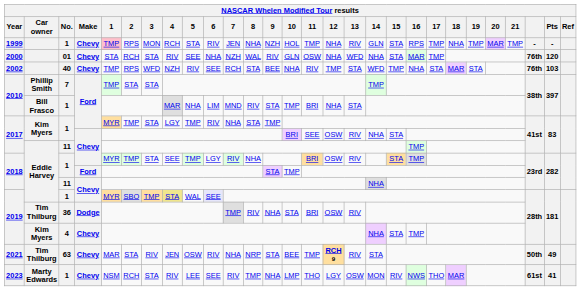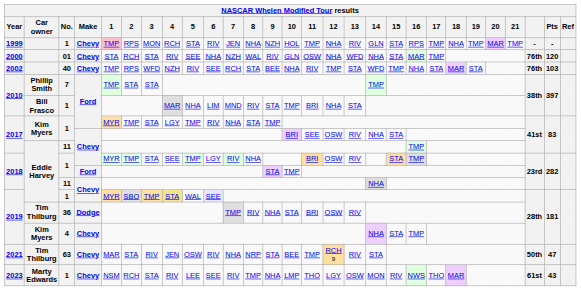(334, 254) bold -> (334, 254) normal
(552, 254) 49 -> (552, 254) 47
(552, 275) 41 -> (552, 275) 43
